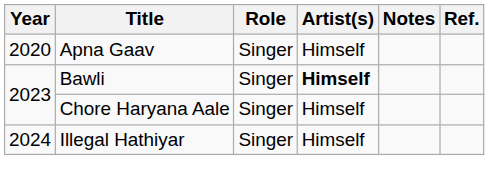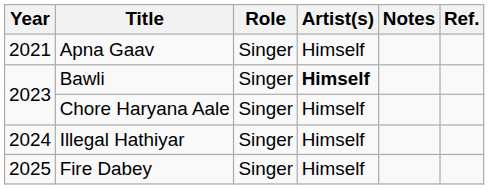(30, 49) 2020 -> (30, 49) 2021
+ row: (106, 169)
